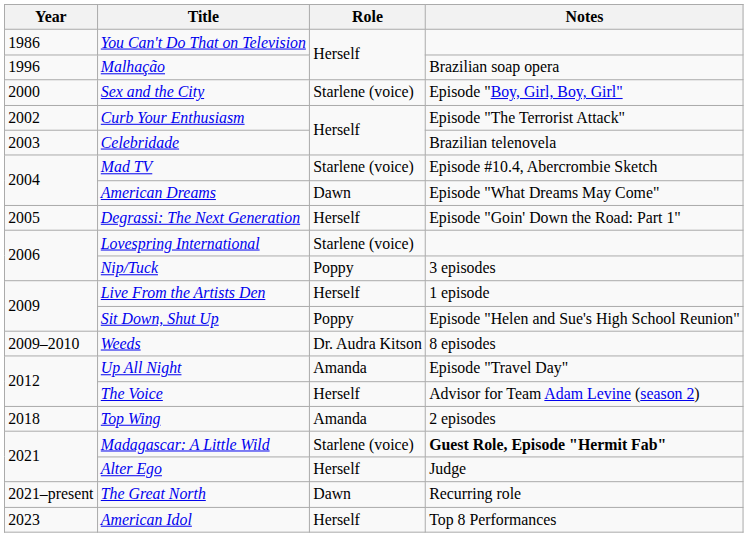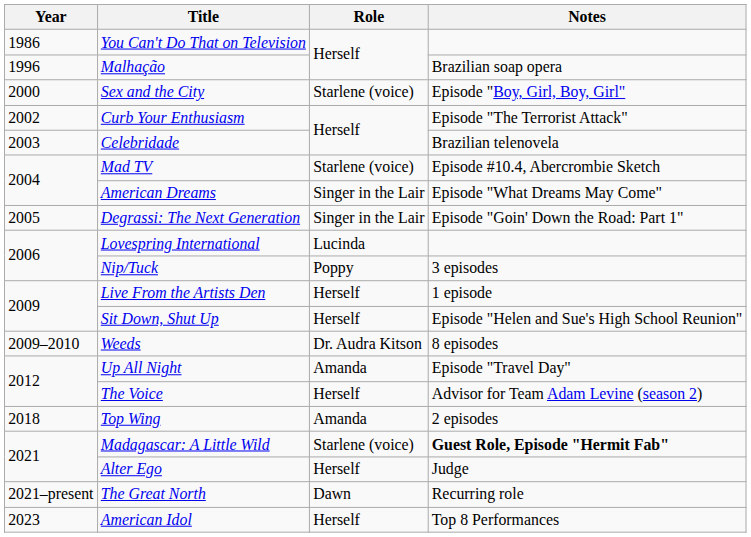(332, 192) Dawn -> (369, 192) Singer in the Lair
(337, 218) Herself -> (369, 218) Singer in the Lair
(364, 243) Starlene (voice) -> (339, 243) Lucinda
(333, 318) Poppy -> (337, 318) Herself
